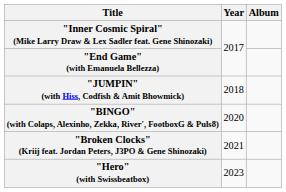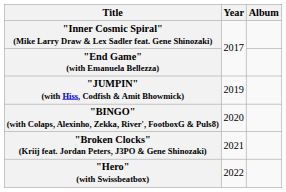(234, 90) 2018 -> (234, 90) 2019
(234, 173) 2023 -> (234, 173) 2022
